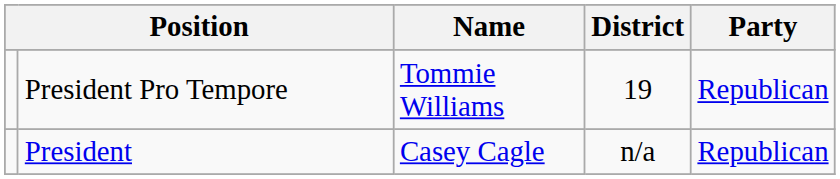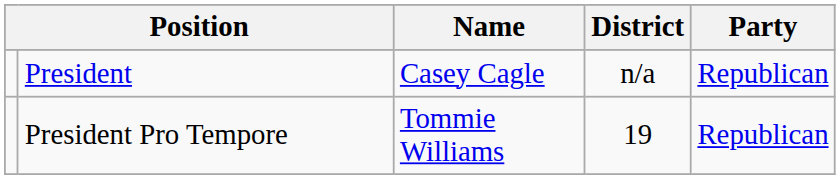rows swapped: (78, 151) <-> (156, 89)
